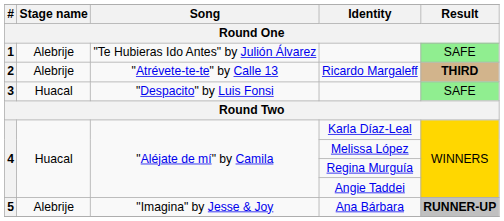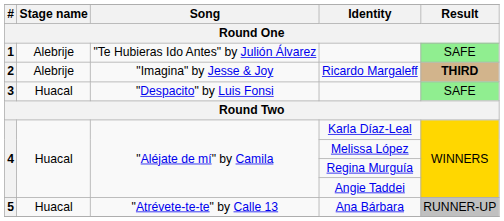(205, 71) "Atrévete-te-te" by Calle 13 -> (205, 71) "Imagina" by Jesse & Joy
(54, 206) Alebrije -> (54, 206) Huacal
(205, 206) "Imagina" by Jesse & Joy -> (205, 206) "Atrévete-te-te" by Calle 13
(460, 206) bold -> (460, 206) normal
